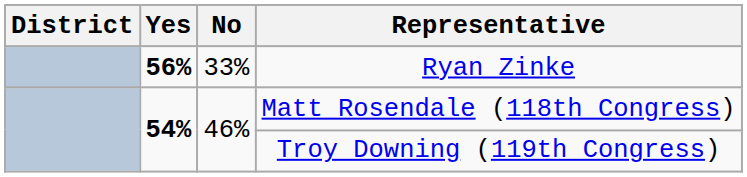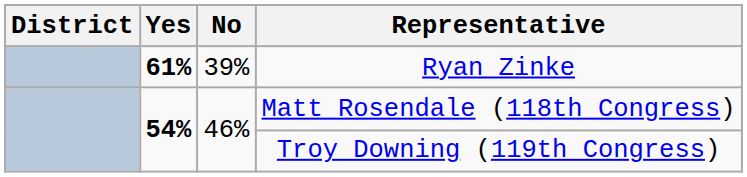(168, 67) 56% -> (168, 67) 61%
(226, 67) 33% -> (226, 67) 39%
